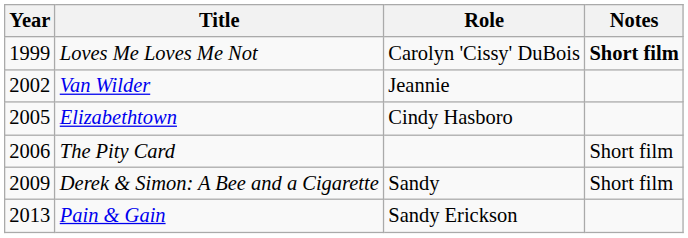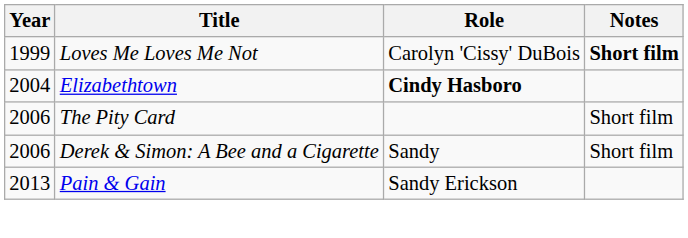- row: (105, 85)
(30, 118) 2005 -> (30, 85) 2004
(451, 118) normal -> (455, 85) bold
(30, 183) 2009 -> (30, 150) 2006
